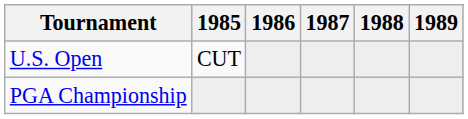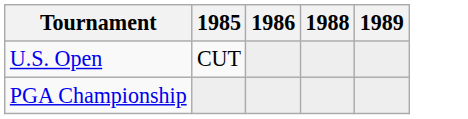- column: (327, 22)
